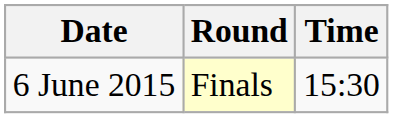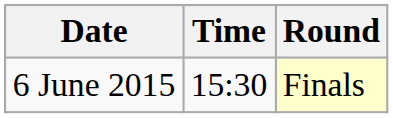columns swapped: (342, 31) <-> (239, 31)
